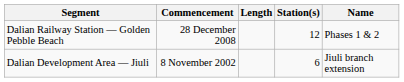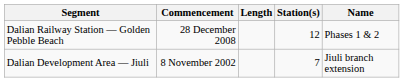(317, 63) 6 -> (317, 63) 7
